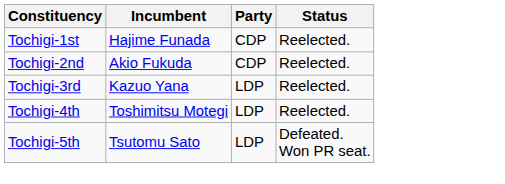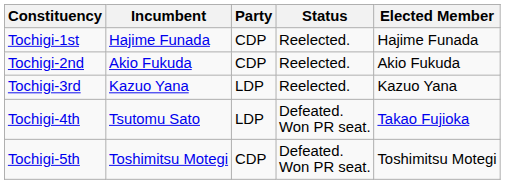+ column: (437, 16)
(169, 110) Toshimitsu Motegi -> (154, 119) Tsutomu Sato
(315, 110) Reelected. -> (325, 119) Defeated. Won PR seat.
(154, 142) Tsutomu Sato -> (169, 159) Toshimitsu Motegi
(249, 142) LDP -> (251, 159) CDP
